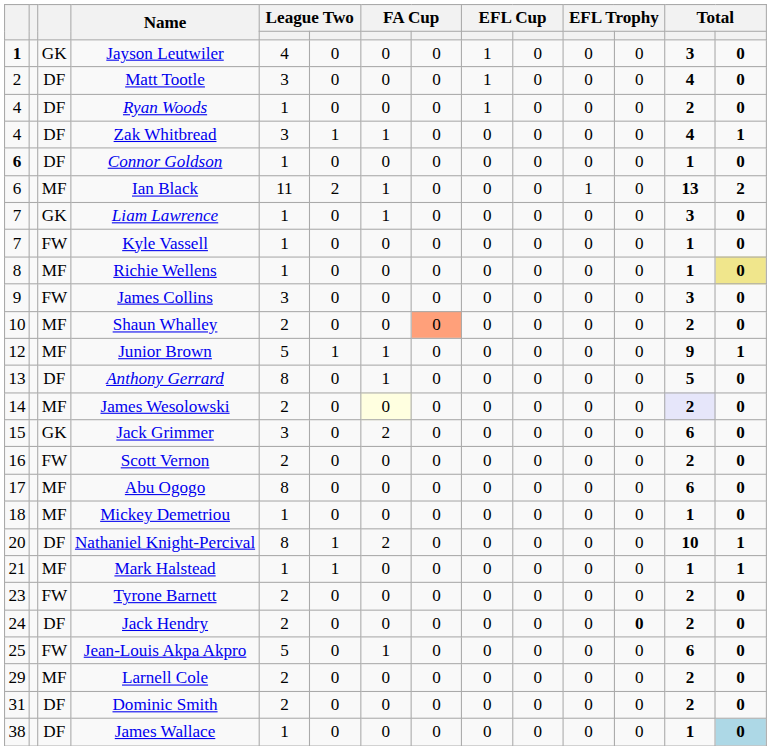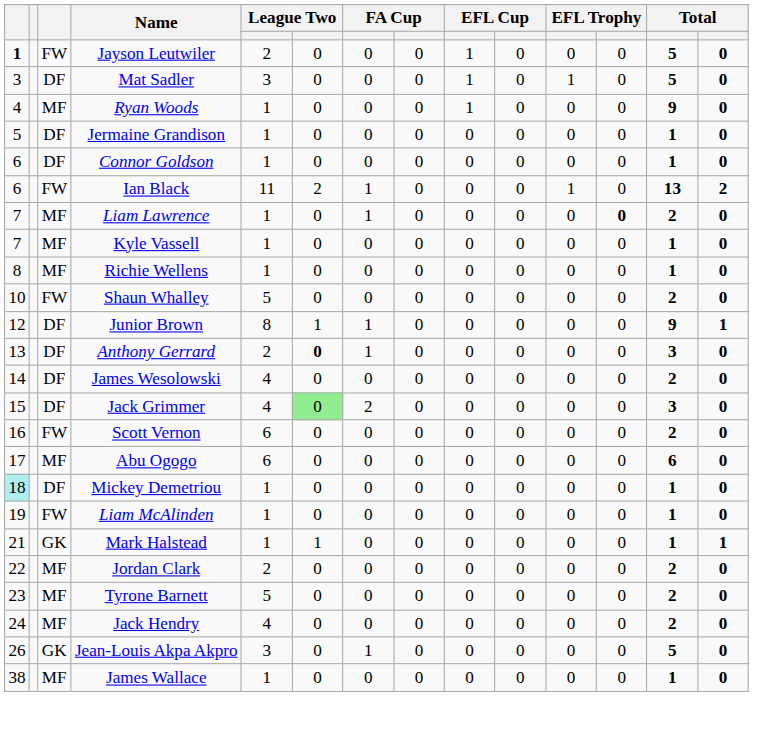(54, 53) GK -> (54, 53) FW
(284, 53) 4 -> (267, 53) 2
(690, 53) 3 -> (672, 53) 5
- row: (165, 80)
+ row: (156, 80)
(54, 107) DF -> (54, 107) MF
(690, 107) 2 -> (672, 107) 9
- row: (165, 134)
+ row: (156, 134)
(17, 161) bold -> (17, 161) normal
(54, 188) MF -> (54, 188) FW
(54, 216) GK -> (54, 216) MF
(639, 216) normal -> (622, 216) bold
(690, 216) 3 -> (672, 216) 2
(54, 243) FW -> (54, 243) MF
(741, 270) khaki background -> (723, 270) no background
- row: (165, 297)
(54, 324) MF -> (54, 297) FW
(284, 324) 2 -> (267, 297) 5
(436, 324) lightsalmon background -> (419, 297) no background
(54, 351) MF -> (54, 324) DF
(284, 351) 5 -> (267, 324) 8
(284, 378) 8 -> (267, 351) 2
(335, 378) normal -> (318, 351) bold
(690, 378) 5 -> (672, 351) 3
(54, 406) MF -> (54, 378) DF
(284, 406) 2 -> (267, 378) 4
(386, 406) lightyellow background -> (368, 378) no background
(690, 406) lavender background -> (672, 378) no background
(54, 433) GK -> (54, 406) DF
(284, 433) 3 -> (267, 406) 4
(335, 433) no background -> (318, 406) lightgreen background
(690, 433) 6 -> (672, 406) 3
(284, 460) 2 -> (267, 433) 6
(284, 487) 8 -> (267, 460) 6
(17, 514) no background -> (17, 487) paleturquoise background
(54, 514) MF -> (54, 487) DF
+ row: (156, 514)
- row: (165, 541)
(54, 568) MF -> (54, 541) GK
+ row: (156, 568)
(54, 596) FW -> (54, 596) MF
(284, 596) 2 -> (267, 596) 5
(54, 623) DF -> (54, 623) MF
(284, 623) 2 -> (267, 623) 4
(639, 623) bold -> (622, 623) normal
(17, 650) 25 -> (17, 650) 26
(54, 650) FW -> (54, 650) GK
(284, 650) 5 -> (267, 650) 3
(690, 650) 6 -> (672, 650) 5
- row: (165, 677)
- row: (165, 704)
(54, 731) DF -> (54, 677) MF
(741, 731) lightblue background -> (723, 677) no background
